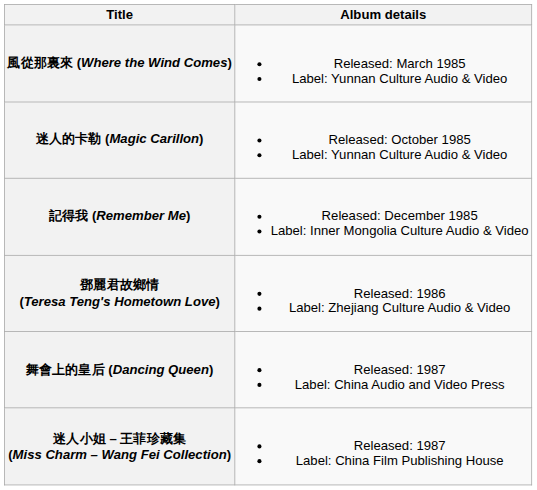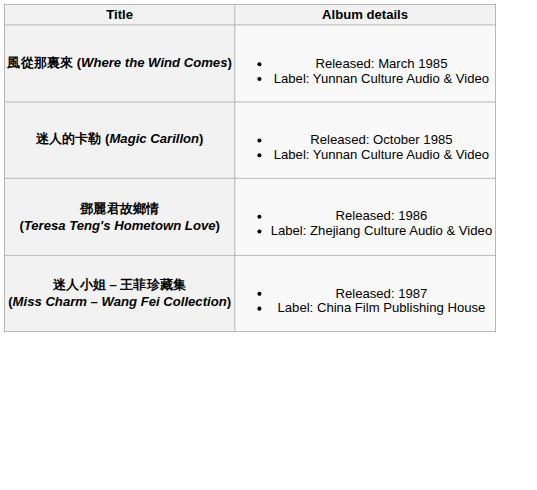- row: (120, 216)
- row: (120, 369)
